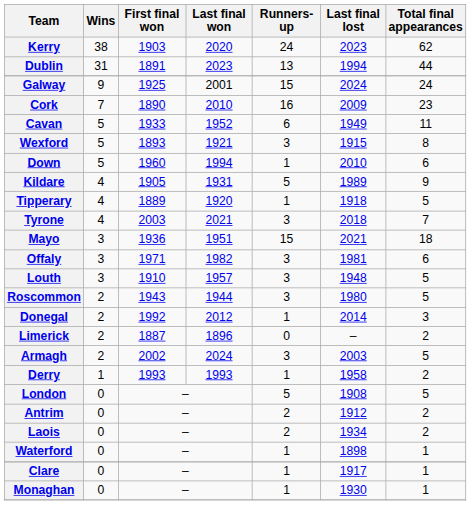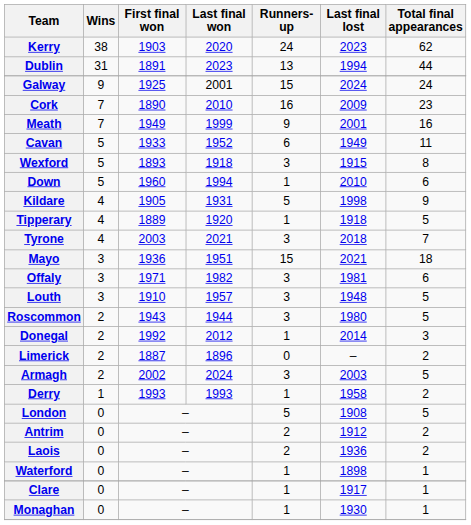+ row: (44, 124)
(219, 143) 1921 -> (219, 162) 1918
(353, 182) 1989 -> (353, 201) 1998
(353, 432) 1934 -> (353, 452) 1936
